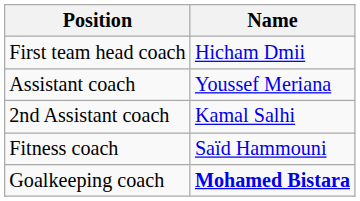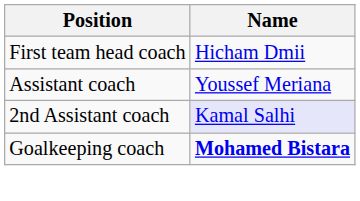(245, 116) no background -> (245, 116) lavender background
- row: (64, 148)
